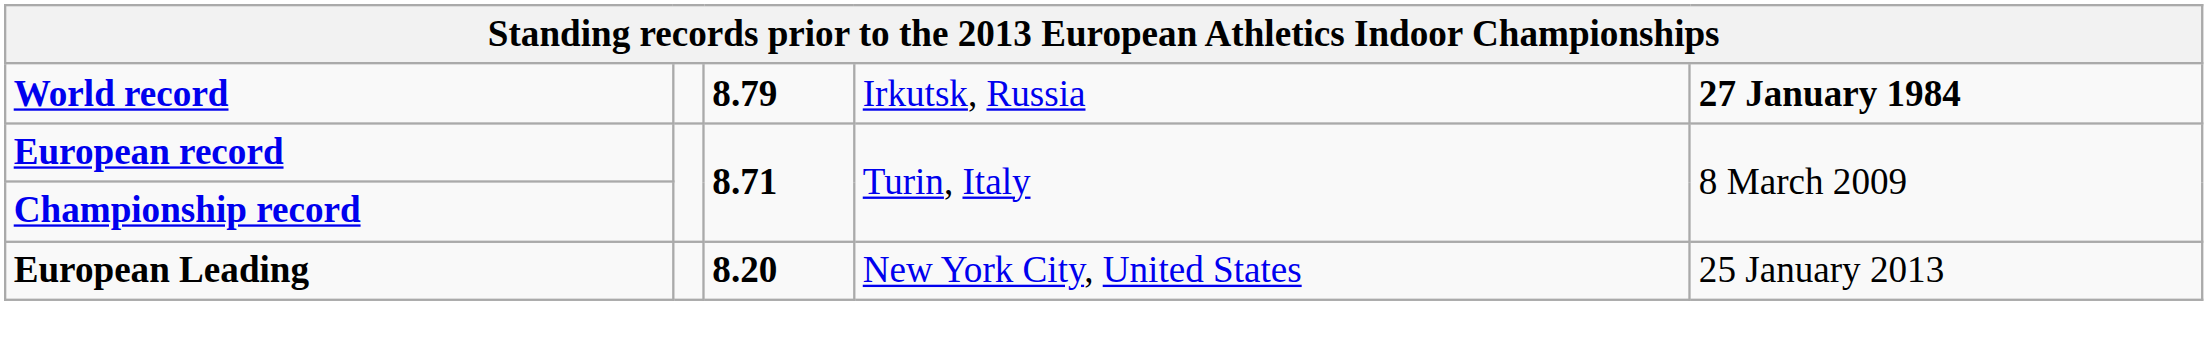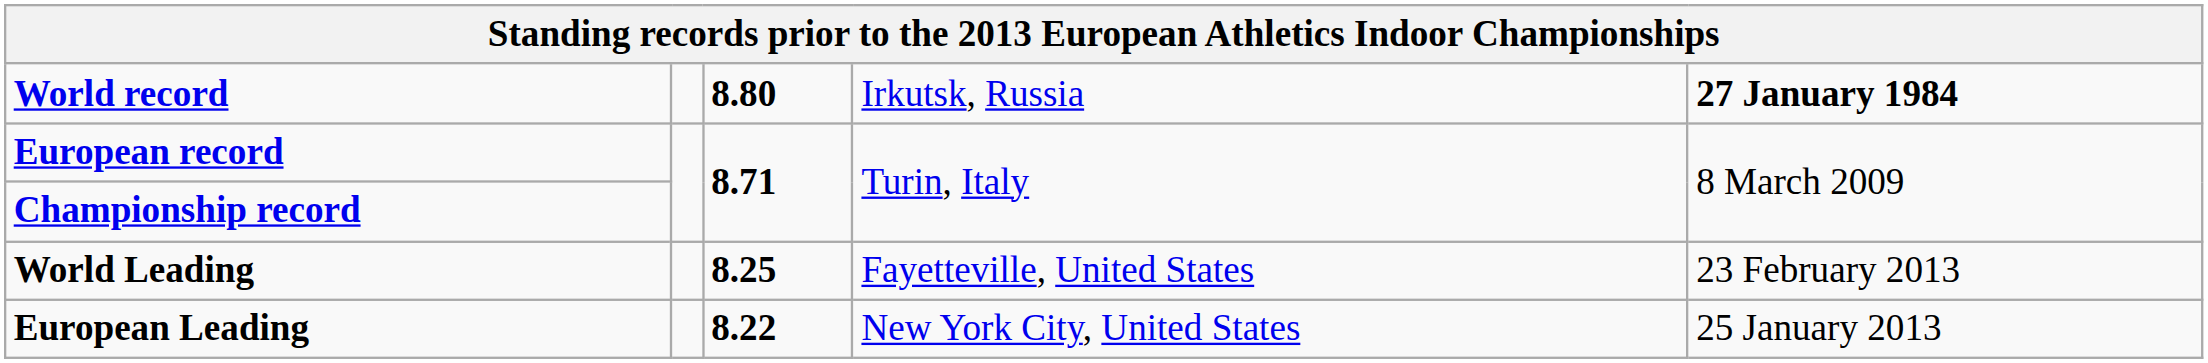(745, 92) 8.79 -> (744, 92) 8.80
+ row: (134, 269)
(745, 269) 8.20 -> (744, 328) 8.22
